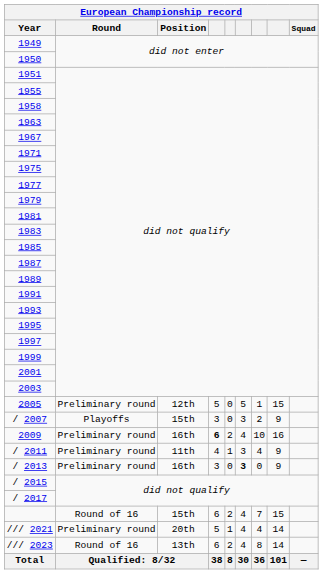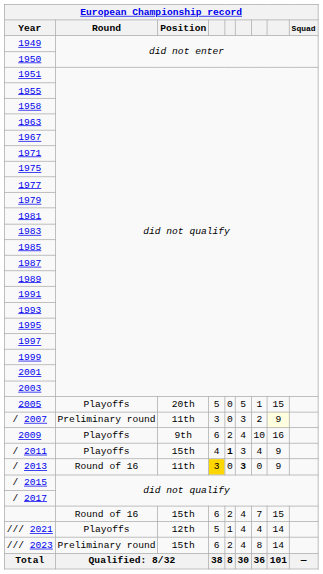(107, 404) Preliminary round -> (107, 404) Playoffs
(183, 404) 12th -> (183, 404) 20th
(107, 420) Playoffs -> (107, 420) Preliminary round
(183, 420) 15th -> (183, 420) 11th
(278, 420) no background -> (278, 420) lightyellow background
(107, 436) Preliminary round -> (107, 436) Playoffs
(183, 436) 16th -> (183, 436) 9th
(217, 436) bold -> (217, 436) normal
(107, 451) Preliminary round -> (107, 451) Playoffs
(183, 451) 11th -> (183, 451) 15th
(230, 451) normal -> (230, 451) bold
(107, 467) Preliminary round -> (107, 467) Round of 16
(183, 467) 16th -> (183, 467) 11th
(217, 467) no background -> (217, 467) gold background
(107, 530) Preliminary round -> (107, 530) Playoffs
(183, 530) 20th -> (183, 530) 12th
(107, 545) Round of 16 -> (107, 545) Preliminary round
(183, 545) 13th -> (183, 545) 15th
